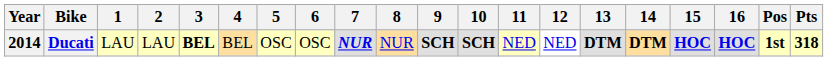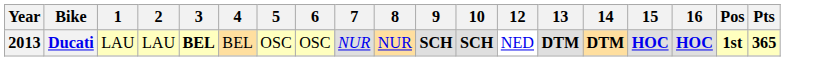- column: (519, 17)
(24, 42) 2014 -> (24, 42) 2013
(355, 42) bold -> (354, 42) normal
(807, 42) 318 -> (764, 42) 365
